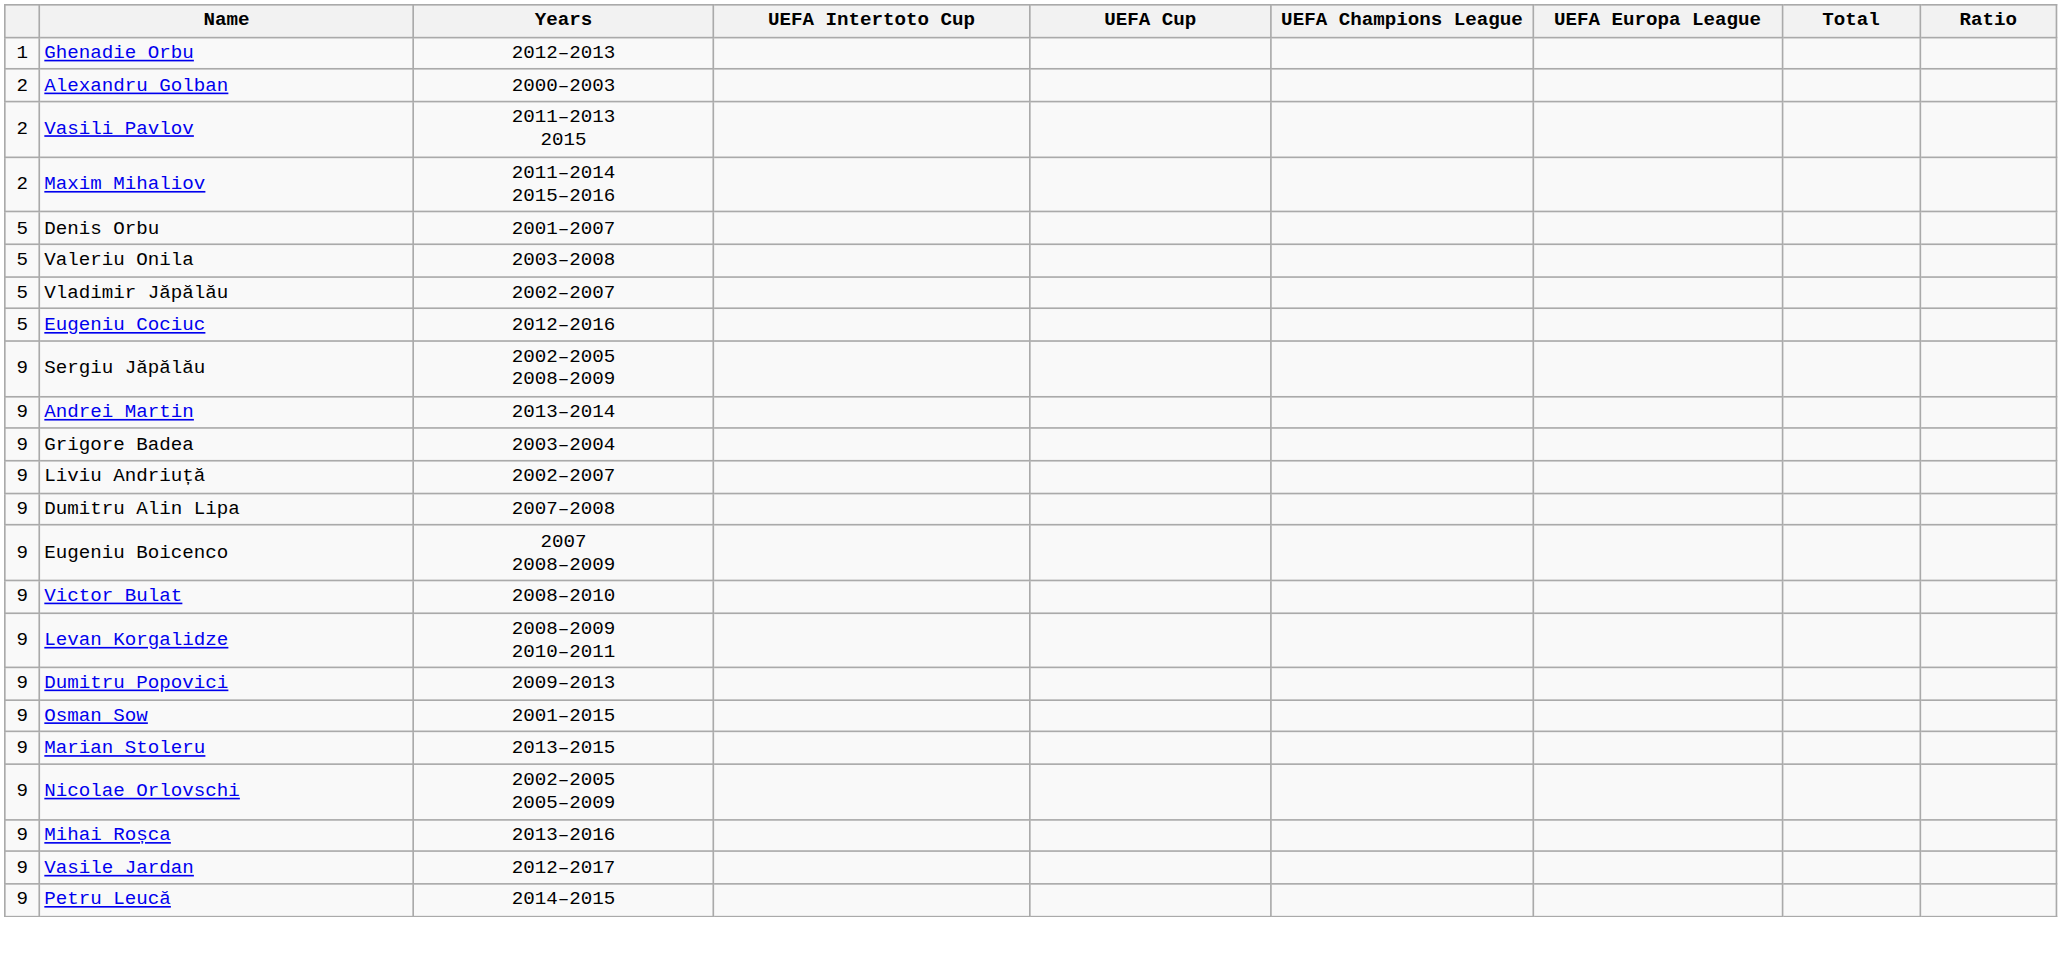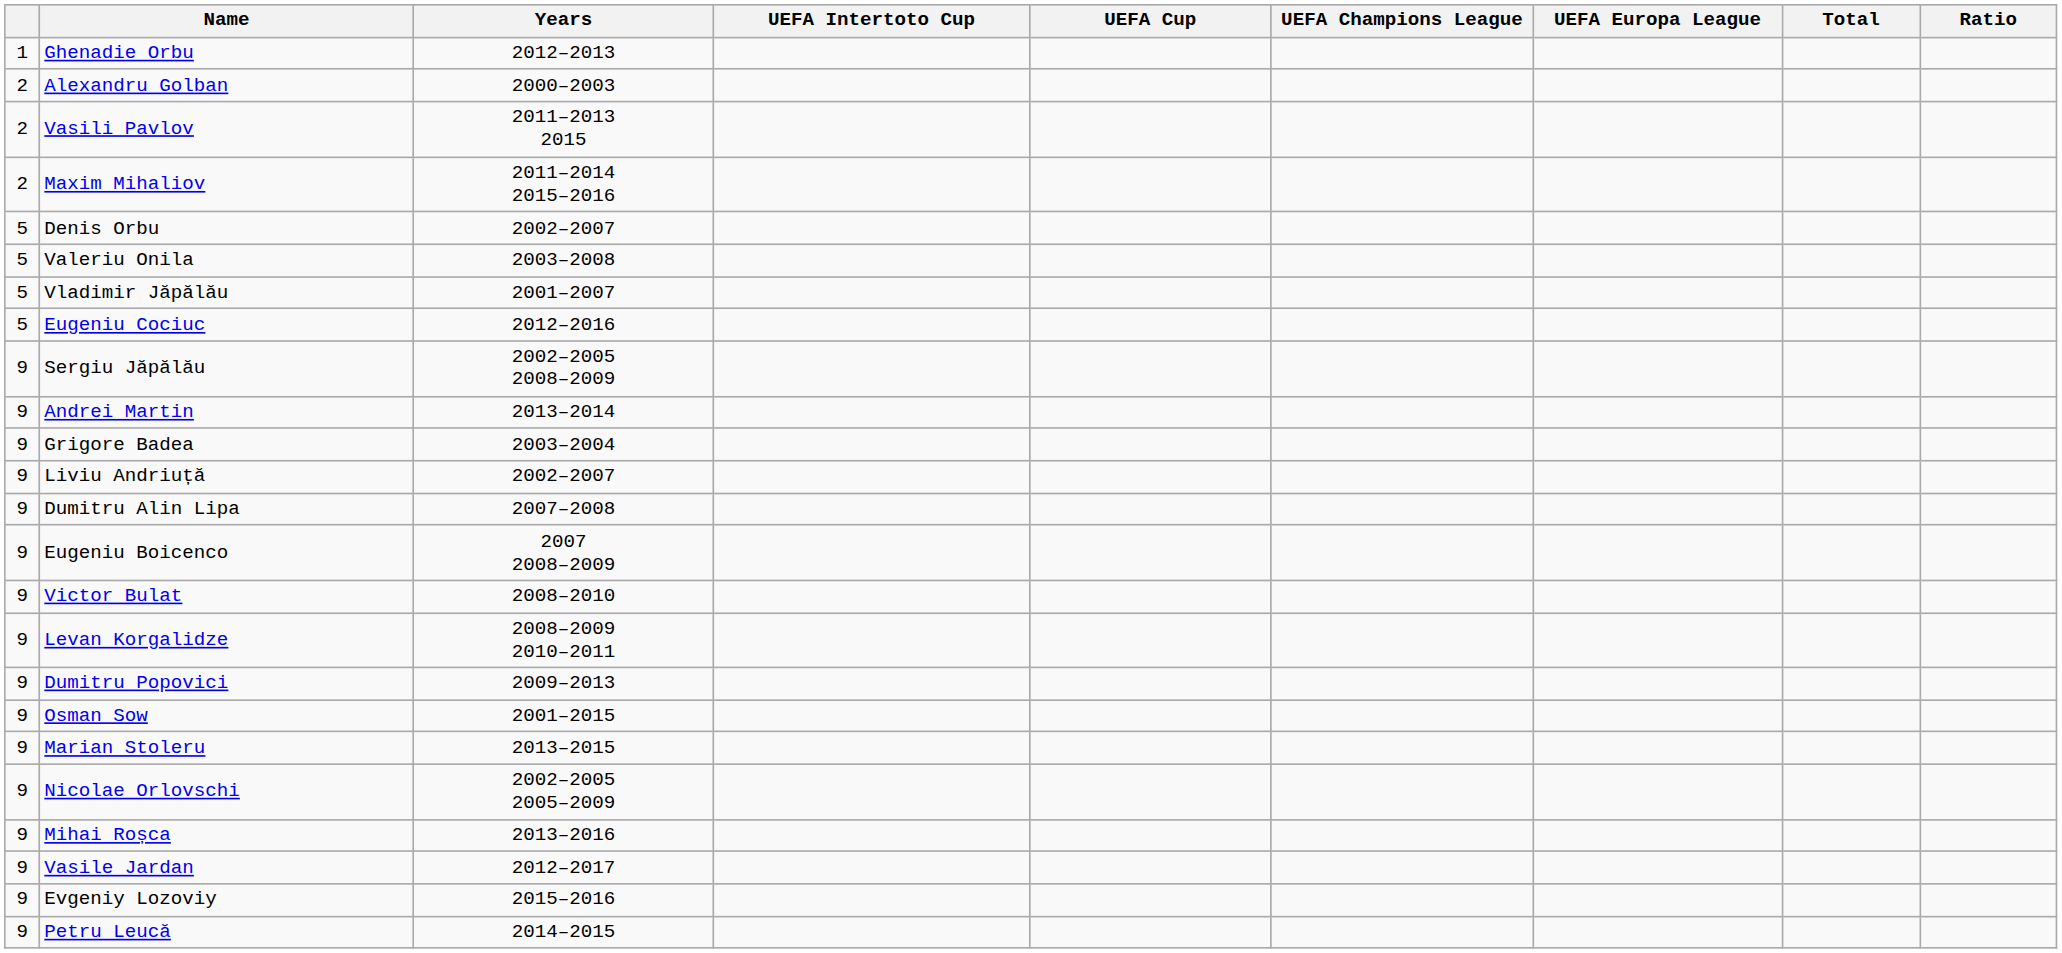(564, 228) 2001–2007 -> (564, 228) 2002–2007
(564, 292) 2002–2007 -> (564, 292) 2001–2007
+ row: (131, 900)
